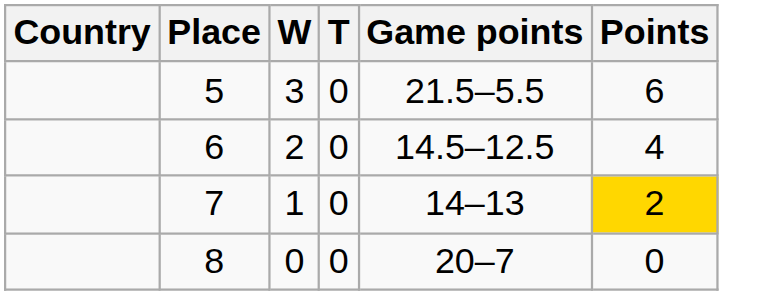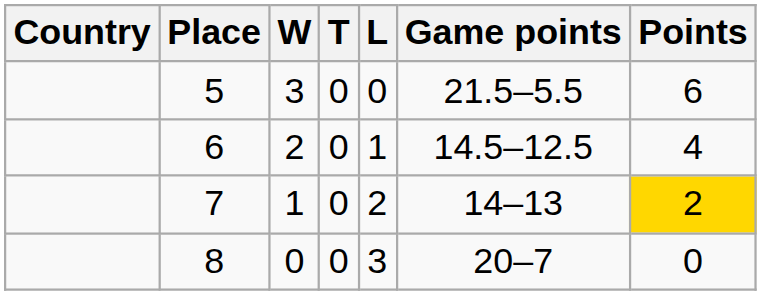+ column: (377, 32)
